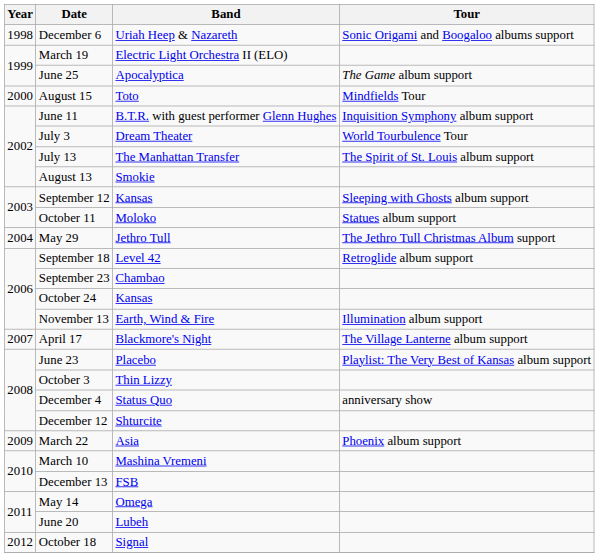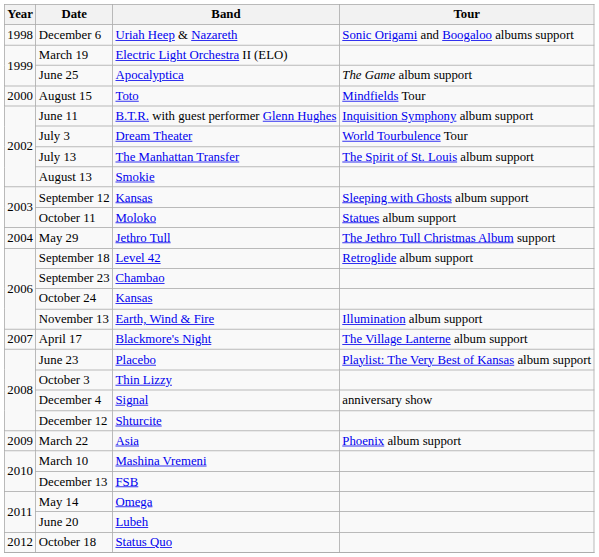(144, 400) Status Quo -> (132, 400) Signal
(132, 542) Signal -> (144, 542) Status Quo
